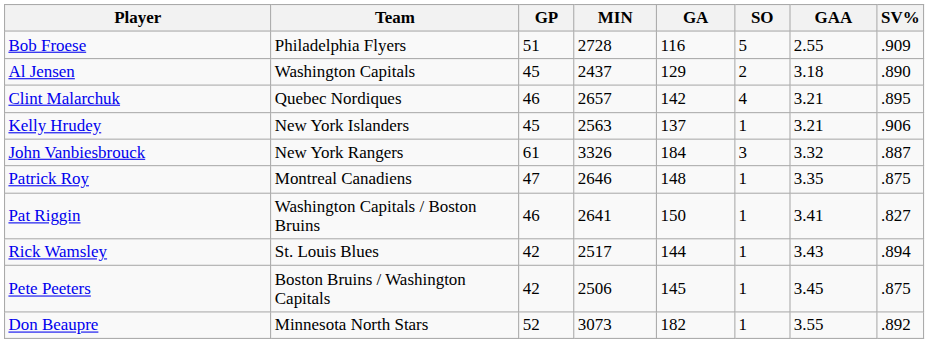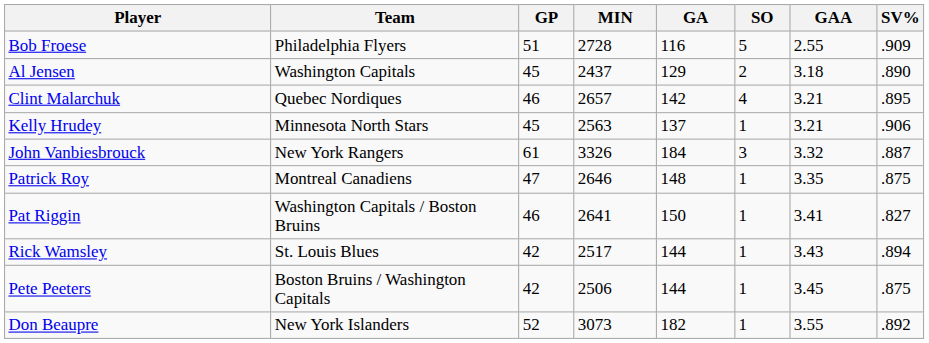(342, 125) New York Islanders -> (352, 125) Minnesota North Stars
(673, 288) 145 -> (673, 288) 144
(352, 325) Minnesota North Stars -> (342, 325) New York Islanders
